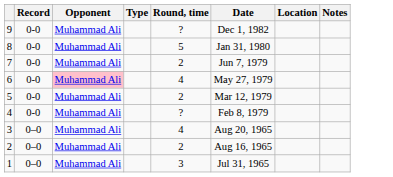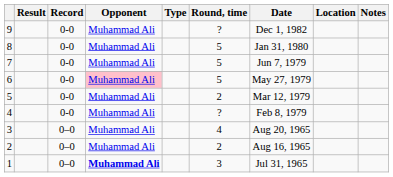+ column: (31, 12)
(181, 63) 2 -> (219, 63) 5
(181, 79) 4 -> (219, 79) 5
(88, 163) normal -> (124, 163) bold
